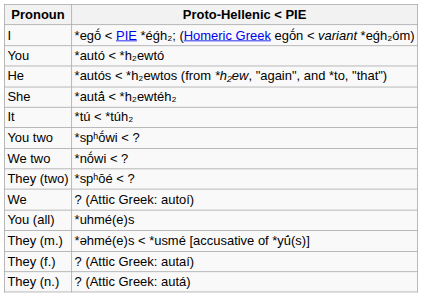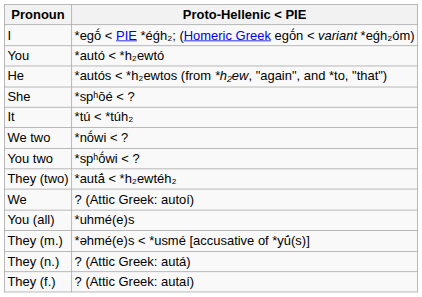(126, 96) *autā́ < *h₂ewtéh₂ -> (105, 96) *spʰо̄é < ?
rows swapped: (29, 158) <-> (30, 138)
(105, 179) *spʰо̄é < ? -> (126, 179) *autā́ < *h₂ewtéh₂
rows swapped: (32, 261) <-> (33, 281)
